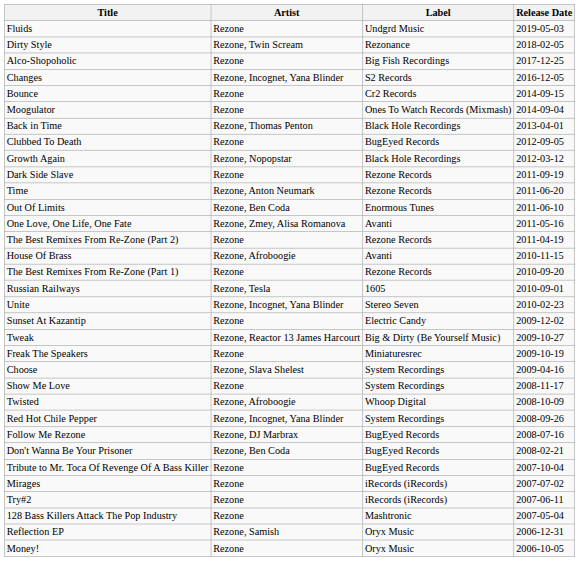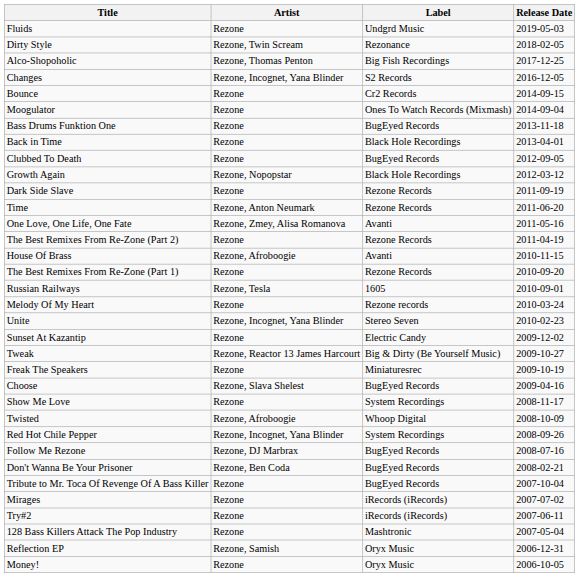(229, 61) Rezone -> (263, 61) Rezone, Thomas Penton
+ row: (61, 126)
(263, 126) Rezone, Thomas Penton -> (229, 142) Rezone
- row: (36, 207)
+ row: (50, 304)
(405, 369) System Recordings -> (402, 386) BugEyed Records
